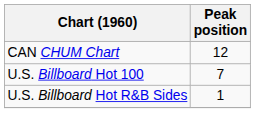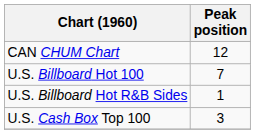+ row: (79, 118)
